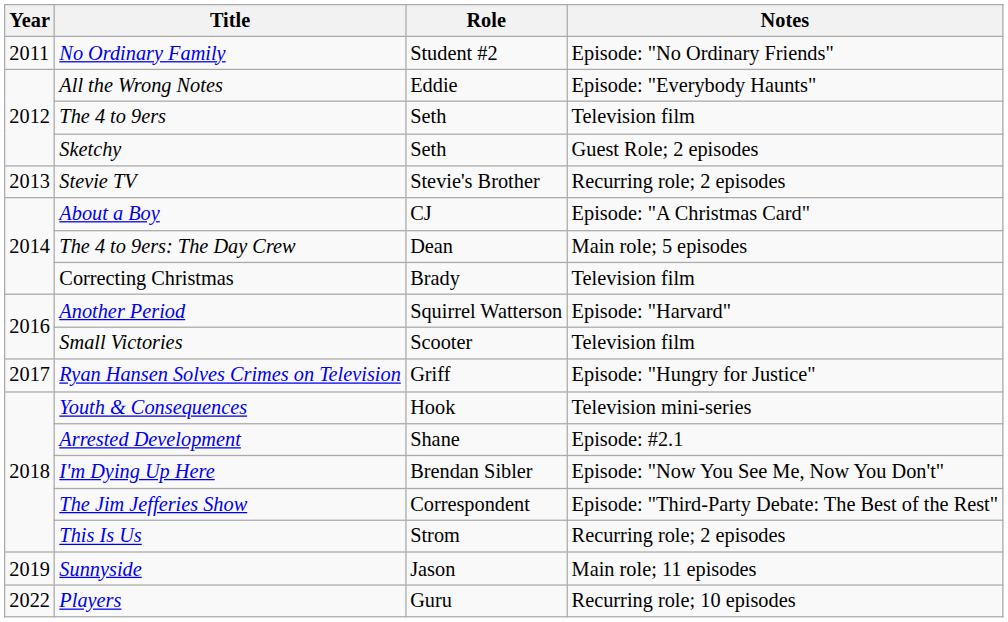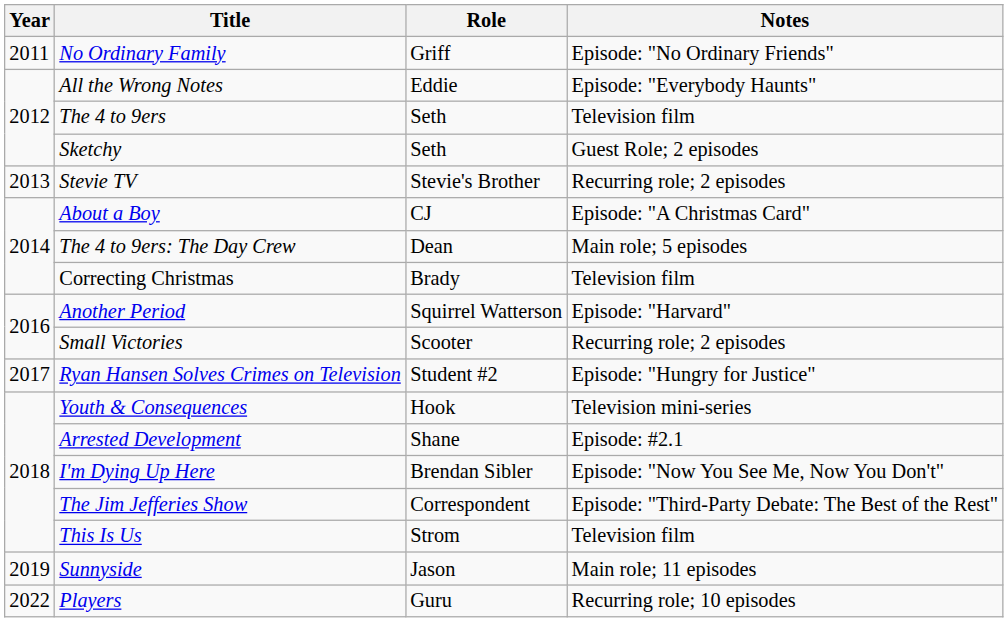(454, 52) Student #2 -> (430, 52) Griff
(633, 342) Television film -> (679, 342) Recurring role; 2 episodes
(430, 375) Griff -> (454, 375) Student #2
(679, 536) Recurring role; 2 episodes -> (633, 536) Television film
